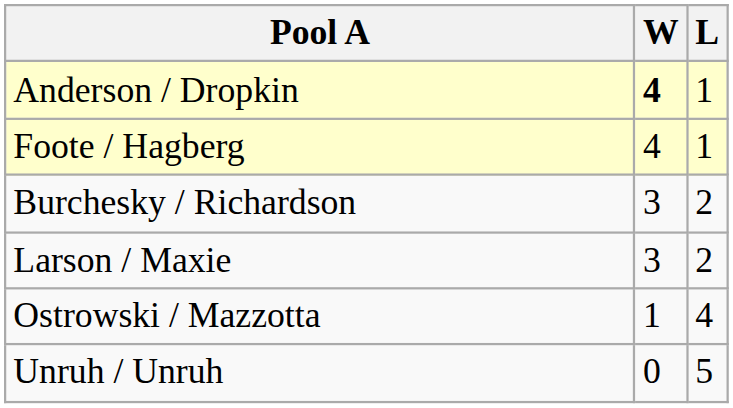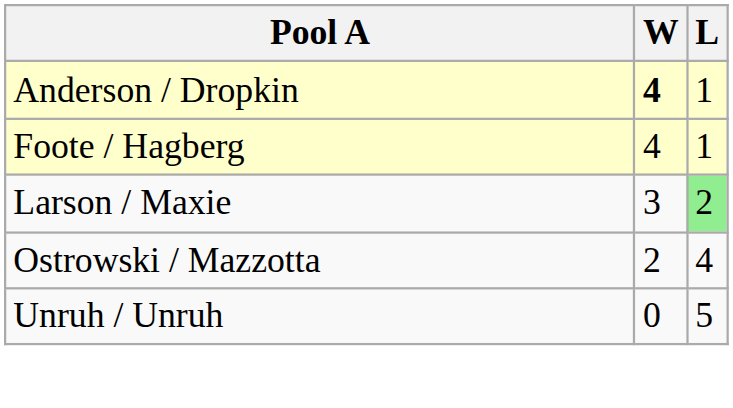- row: (185, 202)
(704, 259) no background -> (704, 202) lightgreen background
(652, 315) 1 -> (652, 259) 2
